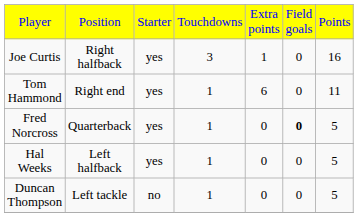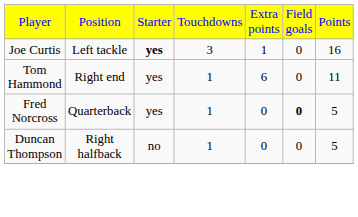(100, 56) Right halfback -> (100, 49) Left tackle
(154, 56) normal -> (154, 49) bold
- row: (35, 160)
(100, 195) Left tackle -> (100, 146) Right halfback
